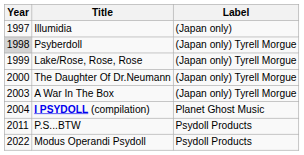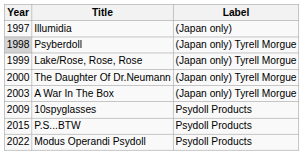- row: (92, 110)
+ row: (65, 110)
(18, 126) 2011 -> (18, 126) 2015
